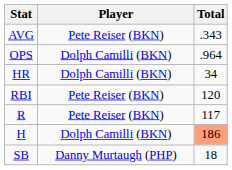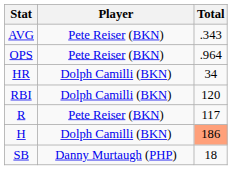(116, 54) Dolph Camilli (BKN) -> (116, 54) Pete Reiser (BKN)
(116, 94) Pete Reiser (BKN) -> (116, 94) Dolph Camilli (BKN)
